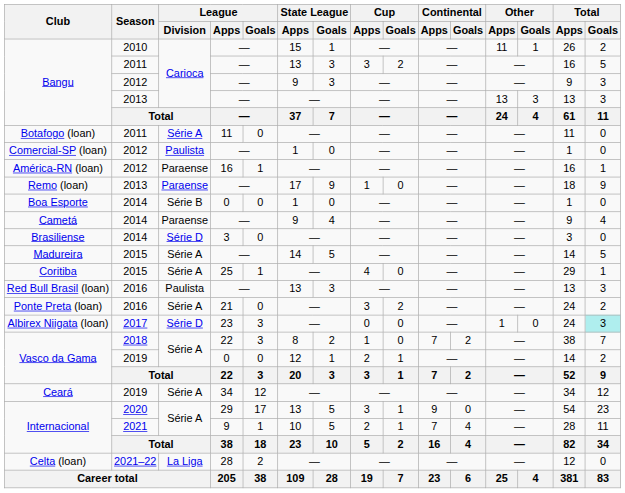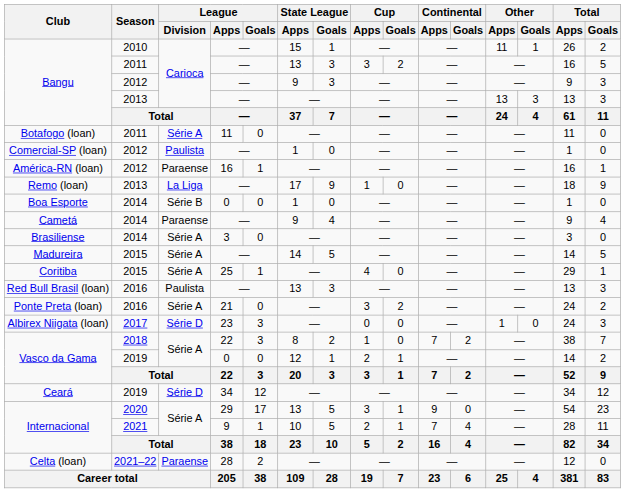(185, 185) Paraense -> (185, 185) La Liga
(185, 237) Série D -> (185, 237) Série A
(603, 323) paleturquoise background -> (603, 323) no background
(185, 392) Série A -> (185, 392) Série D
(185, 461) La Liga -> (185, 461) Paraense
